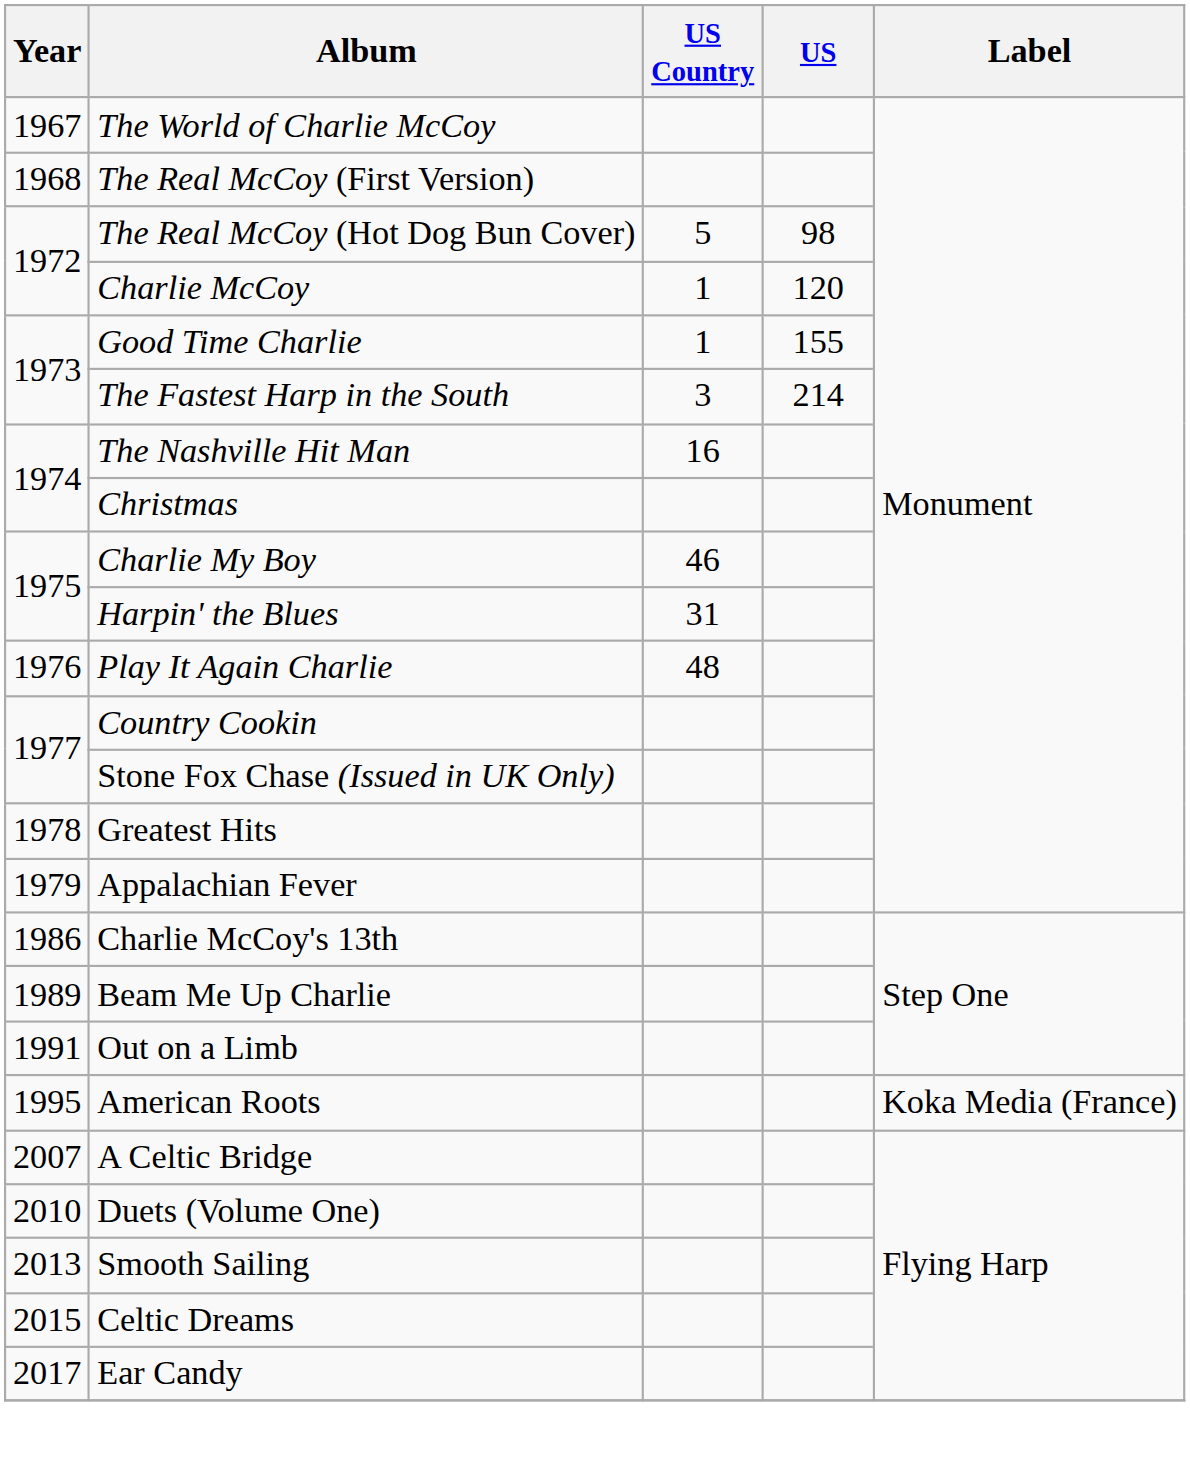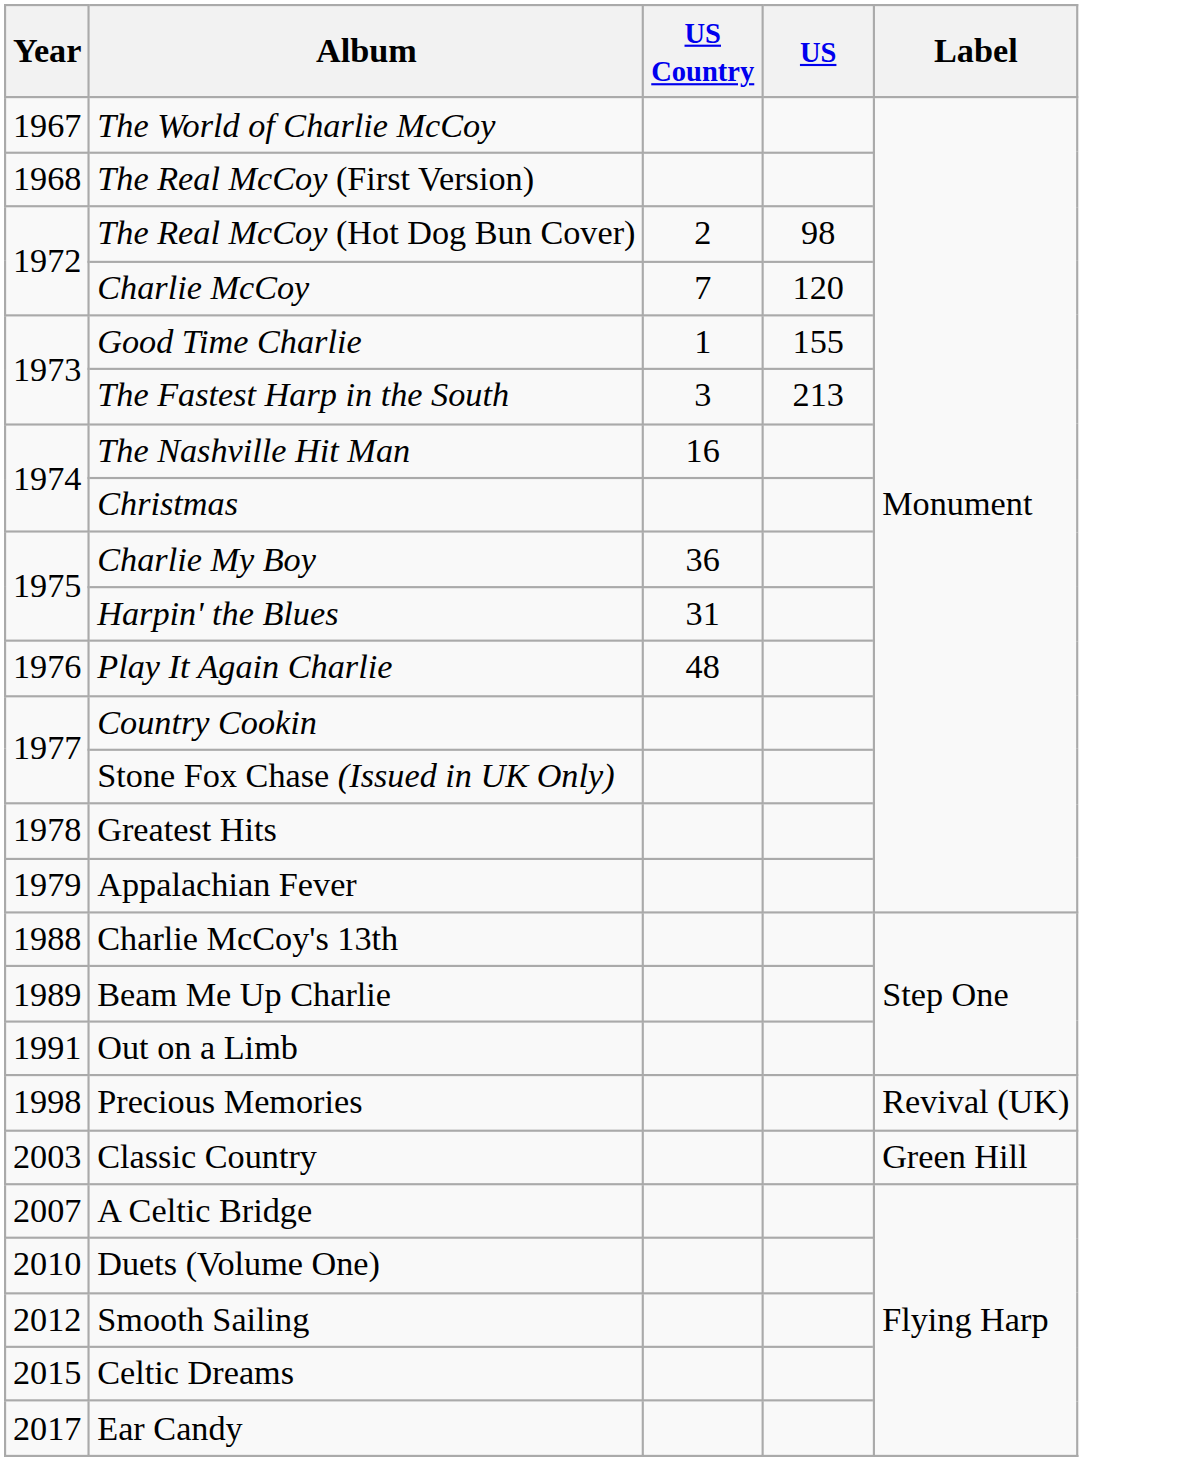(703, 233) 5 -> (703, 233) 2
(703, 287) 1 -> (703, 287) 7
(818, 395) 214 -> (818, 395) 213
(703, 558) 46 -> (703, 558) 36
(47, 939) 1986 -> (47, 939) 1988
- row: (209, 1101)
+ row: (230, 1101)
+ row: (207, 1156)
(47, 1264) 2013 -> (47, 1319) 2012
